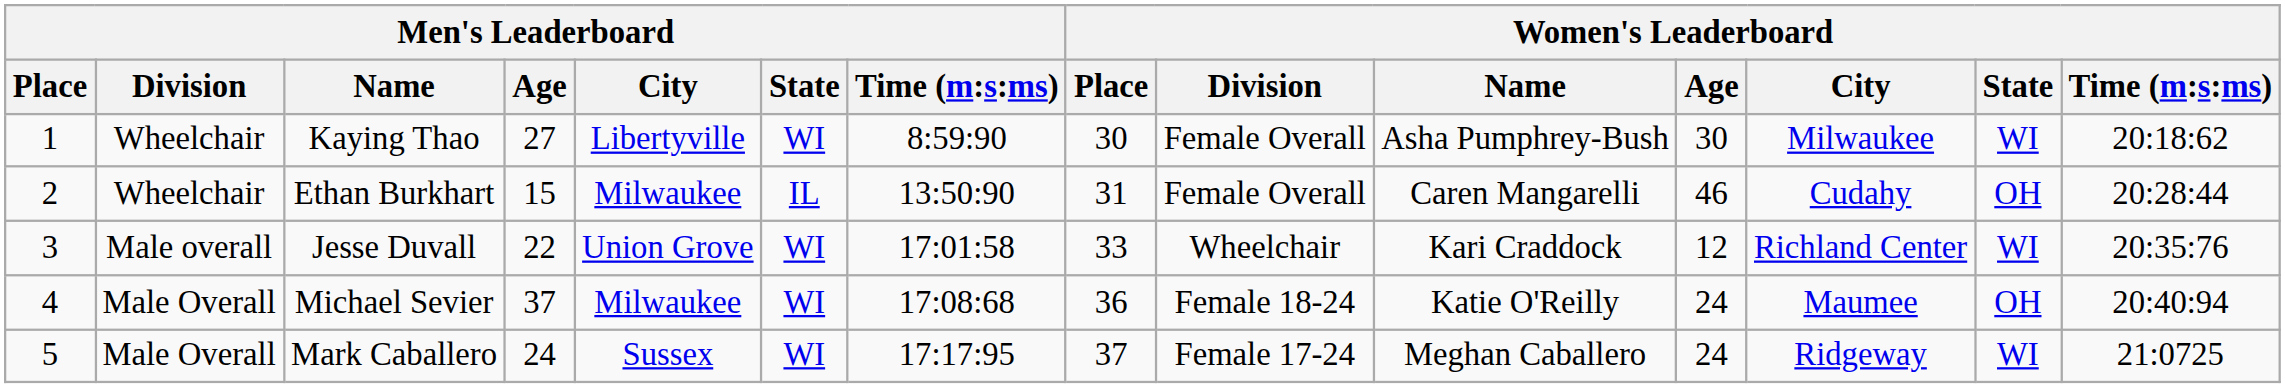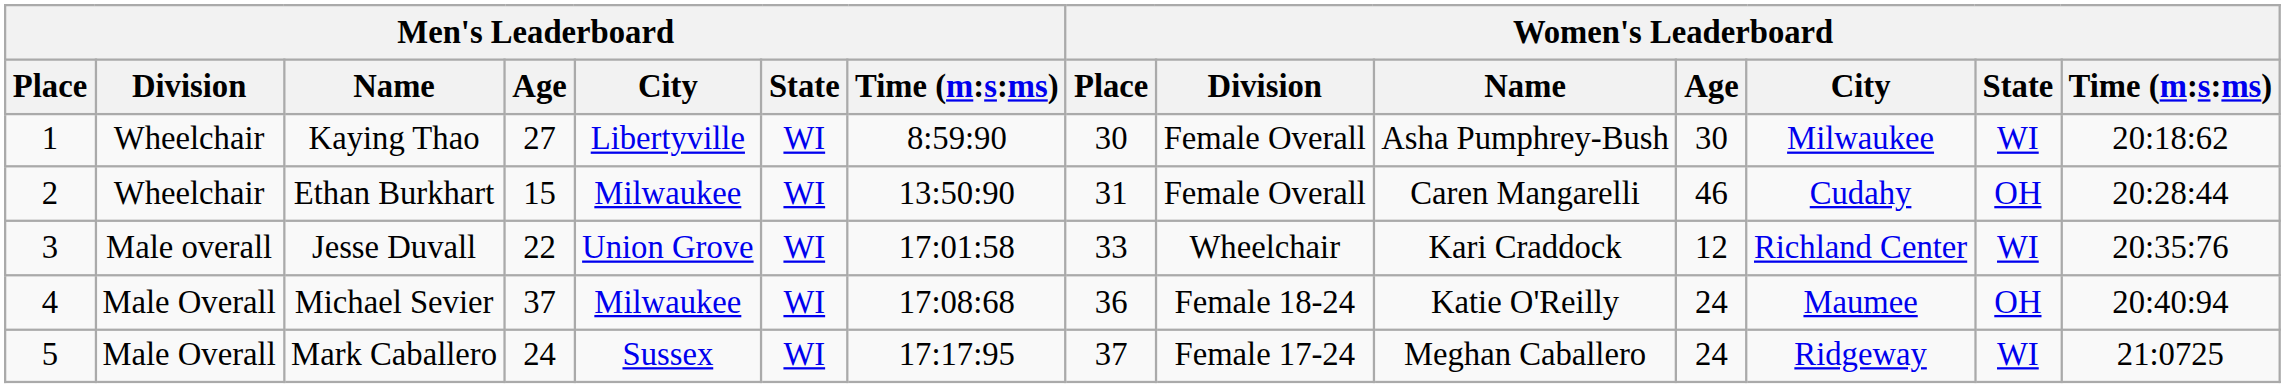(804, 193) IL -> (804, 193) WI
